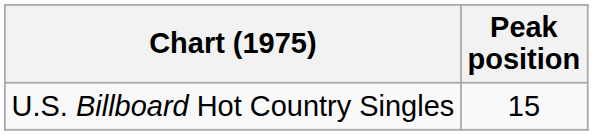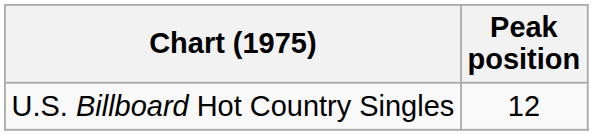(524, 105) 15 -> (524, 105) 12
